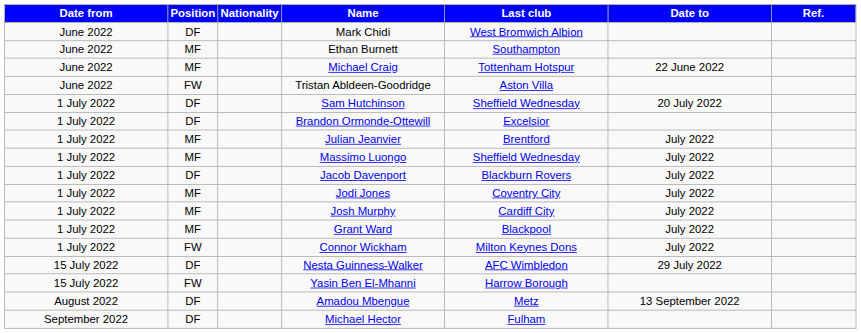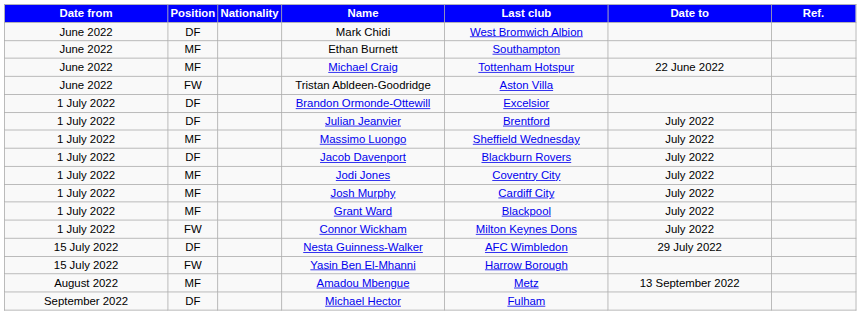- row: (363, 104)
(193, 140) MF -> (193, 122) DF
(193, 301) DF -> (193, 283) MF
